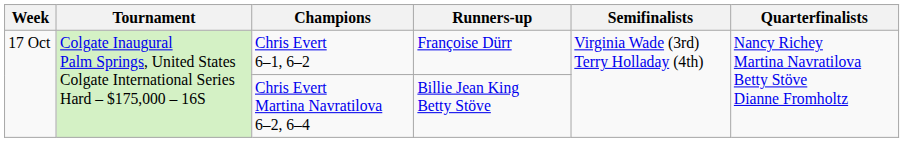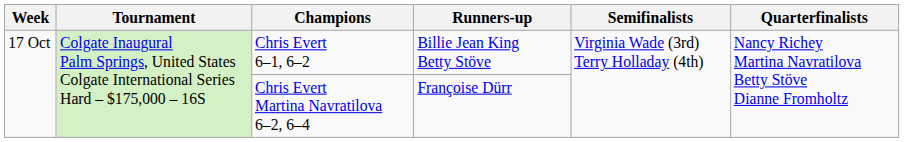(465, 43) Françoise Dürr -> (468, 52) Billie Jean King Betty Stöve
(468, 97) Billie Jean King Betty Stöve -> (465, 87) Françoise Dürr
